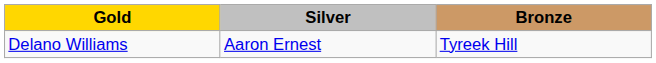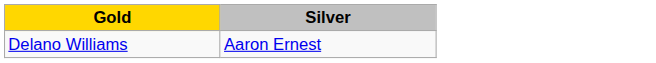- column: (544, 17)
